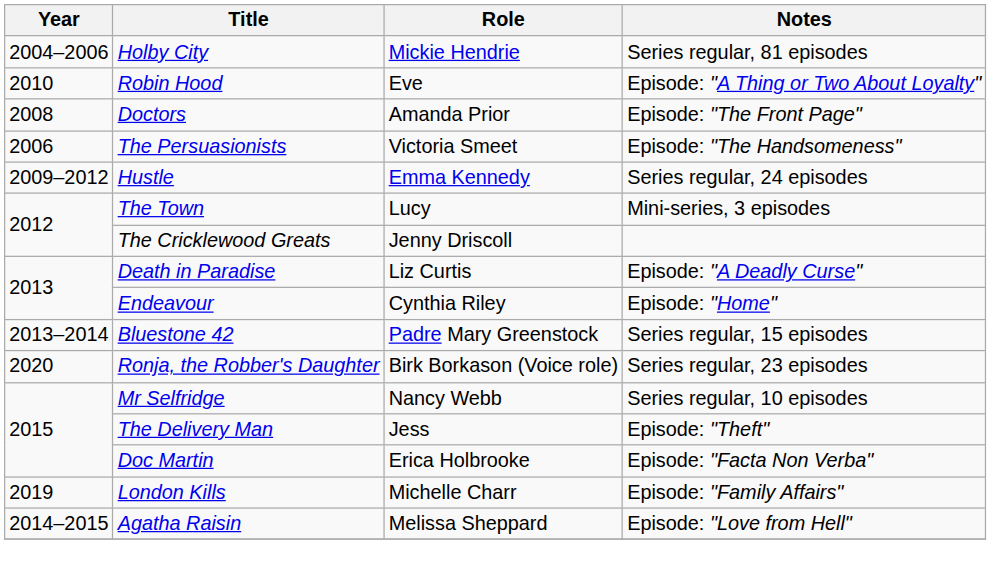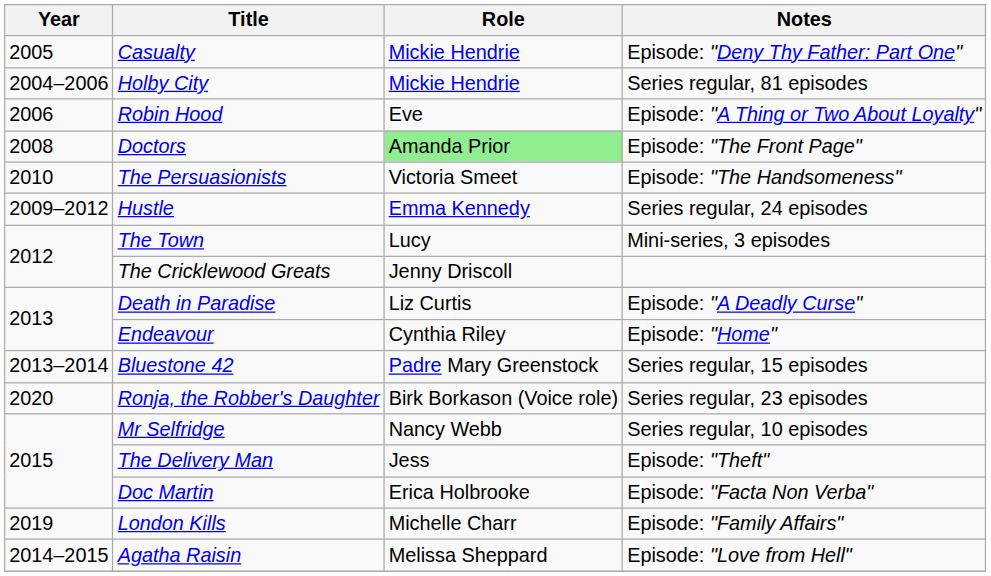+ row: (156, 51)
(31, 83) 2010 -> (31, 114) 2006
(449, 114) no background -> (449, 146) lightgreen background
(31, 146) 2006 -> (31, 177) 2010
